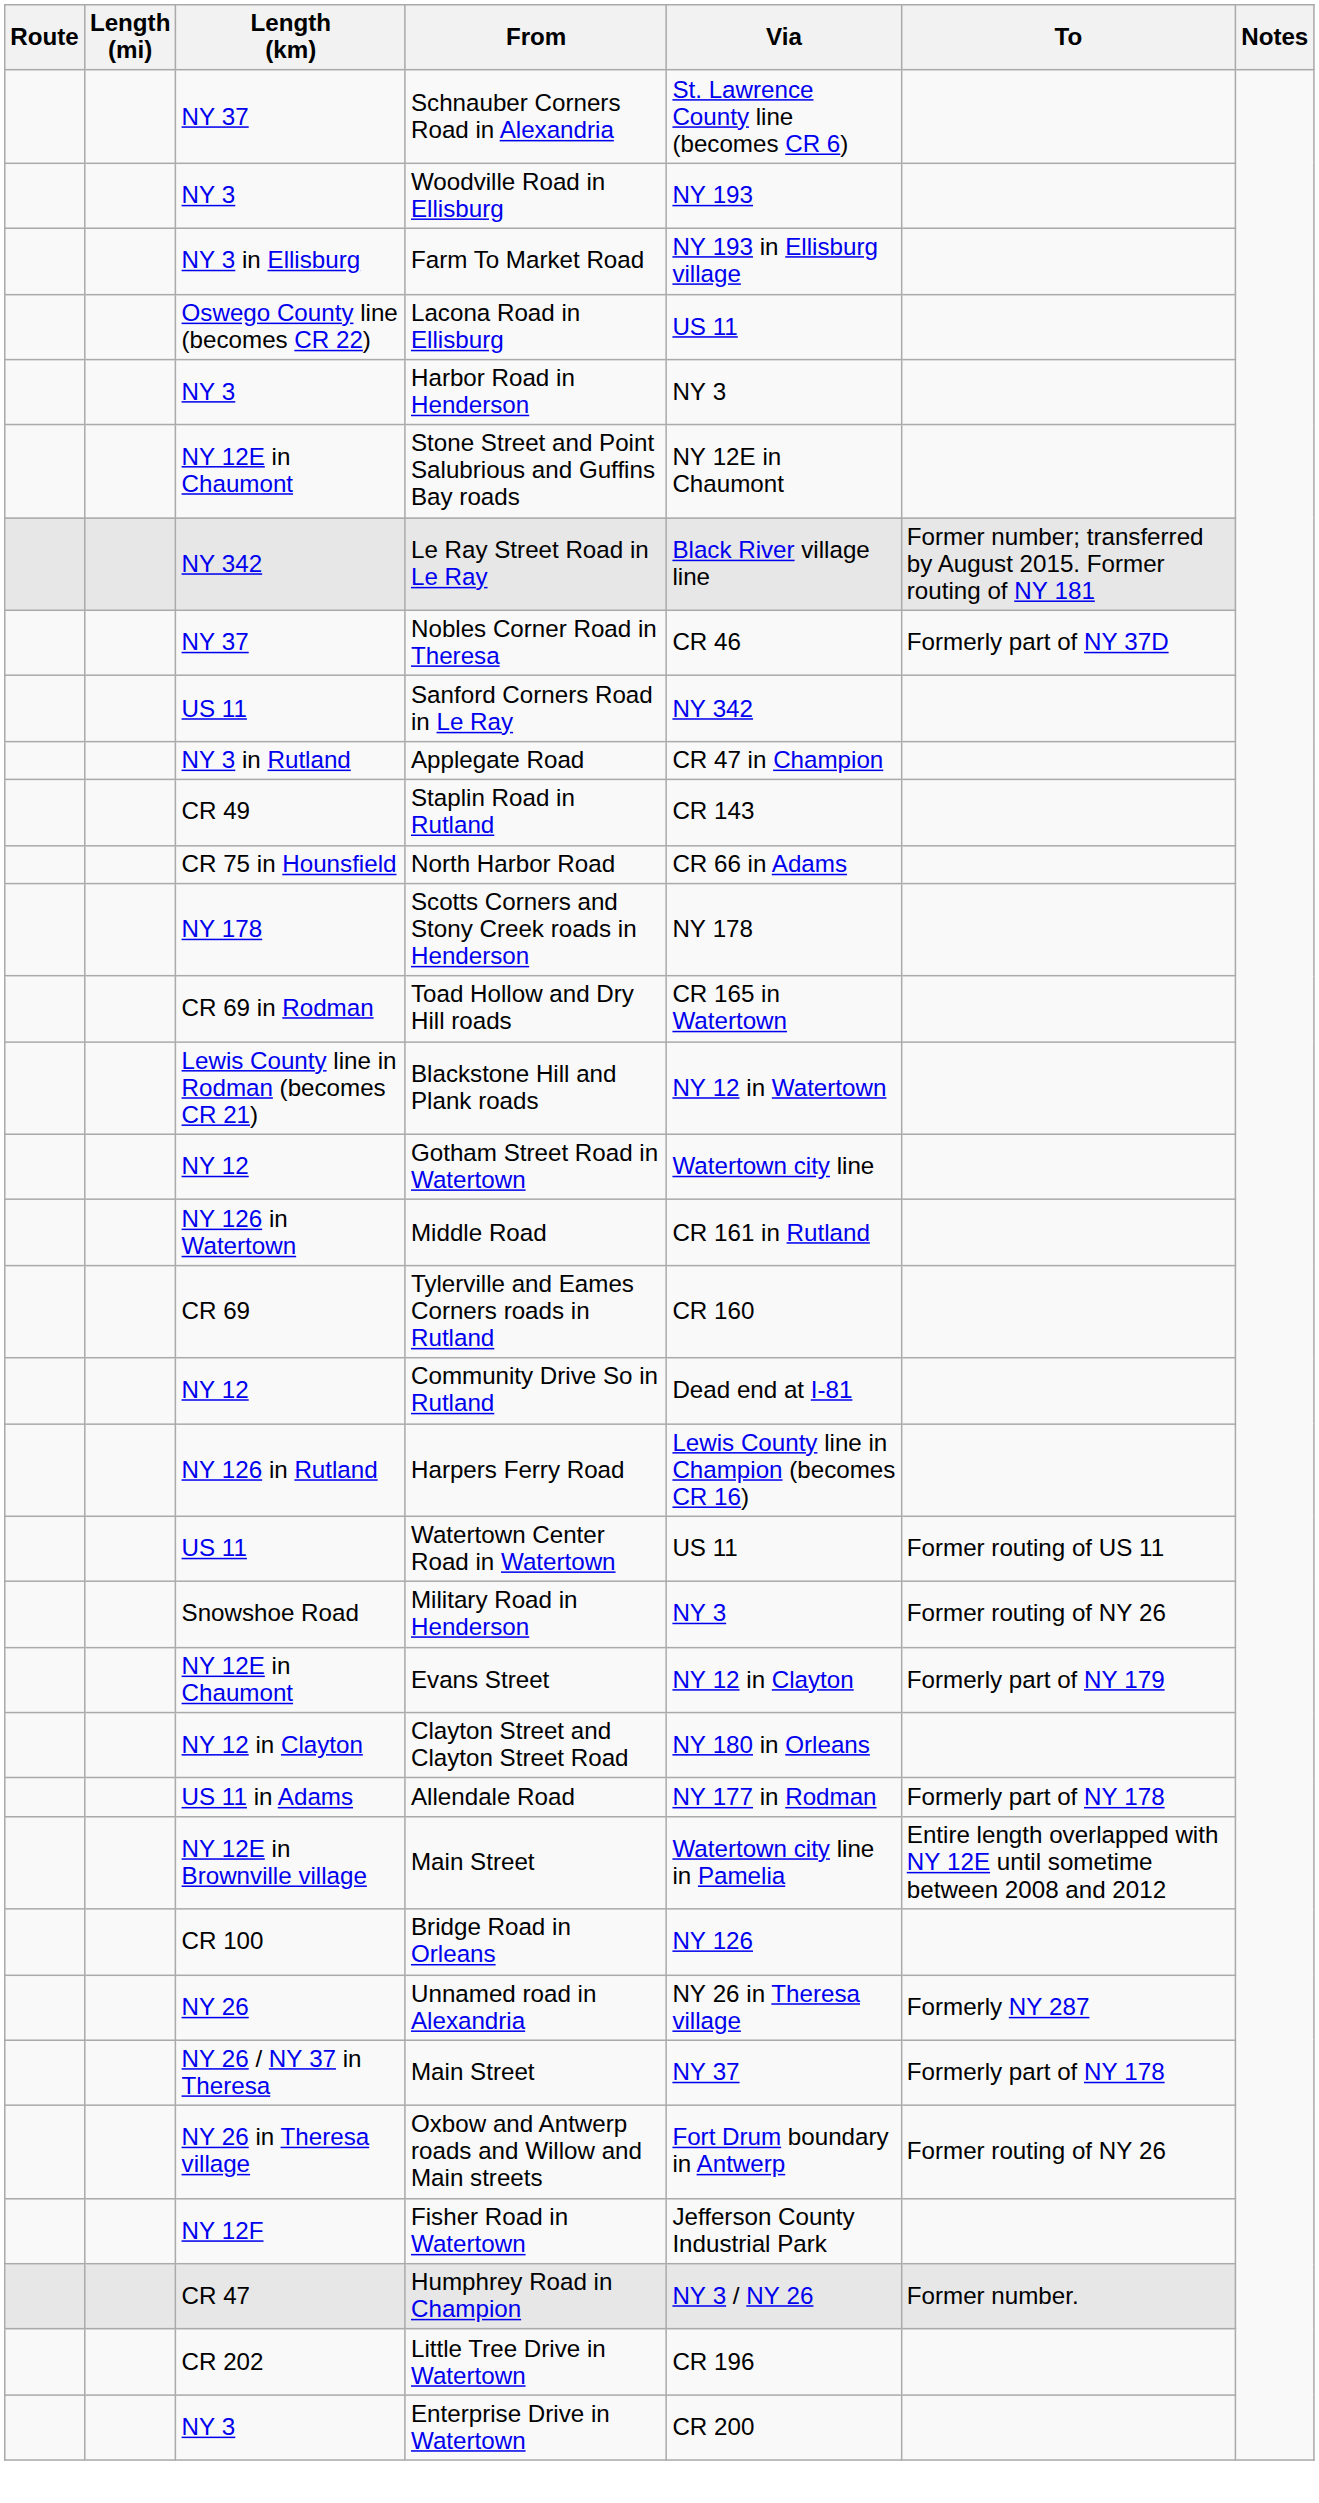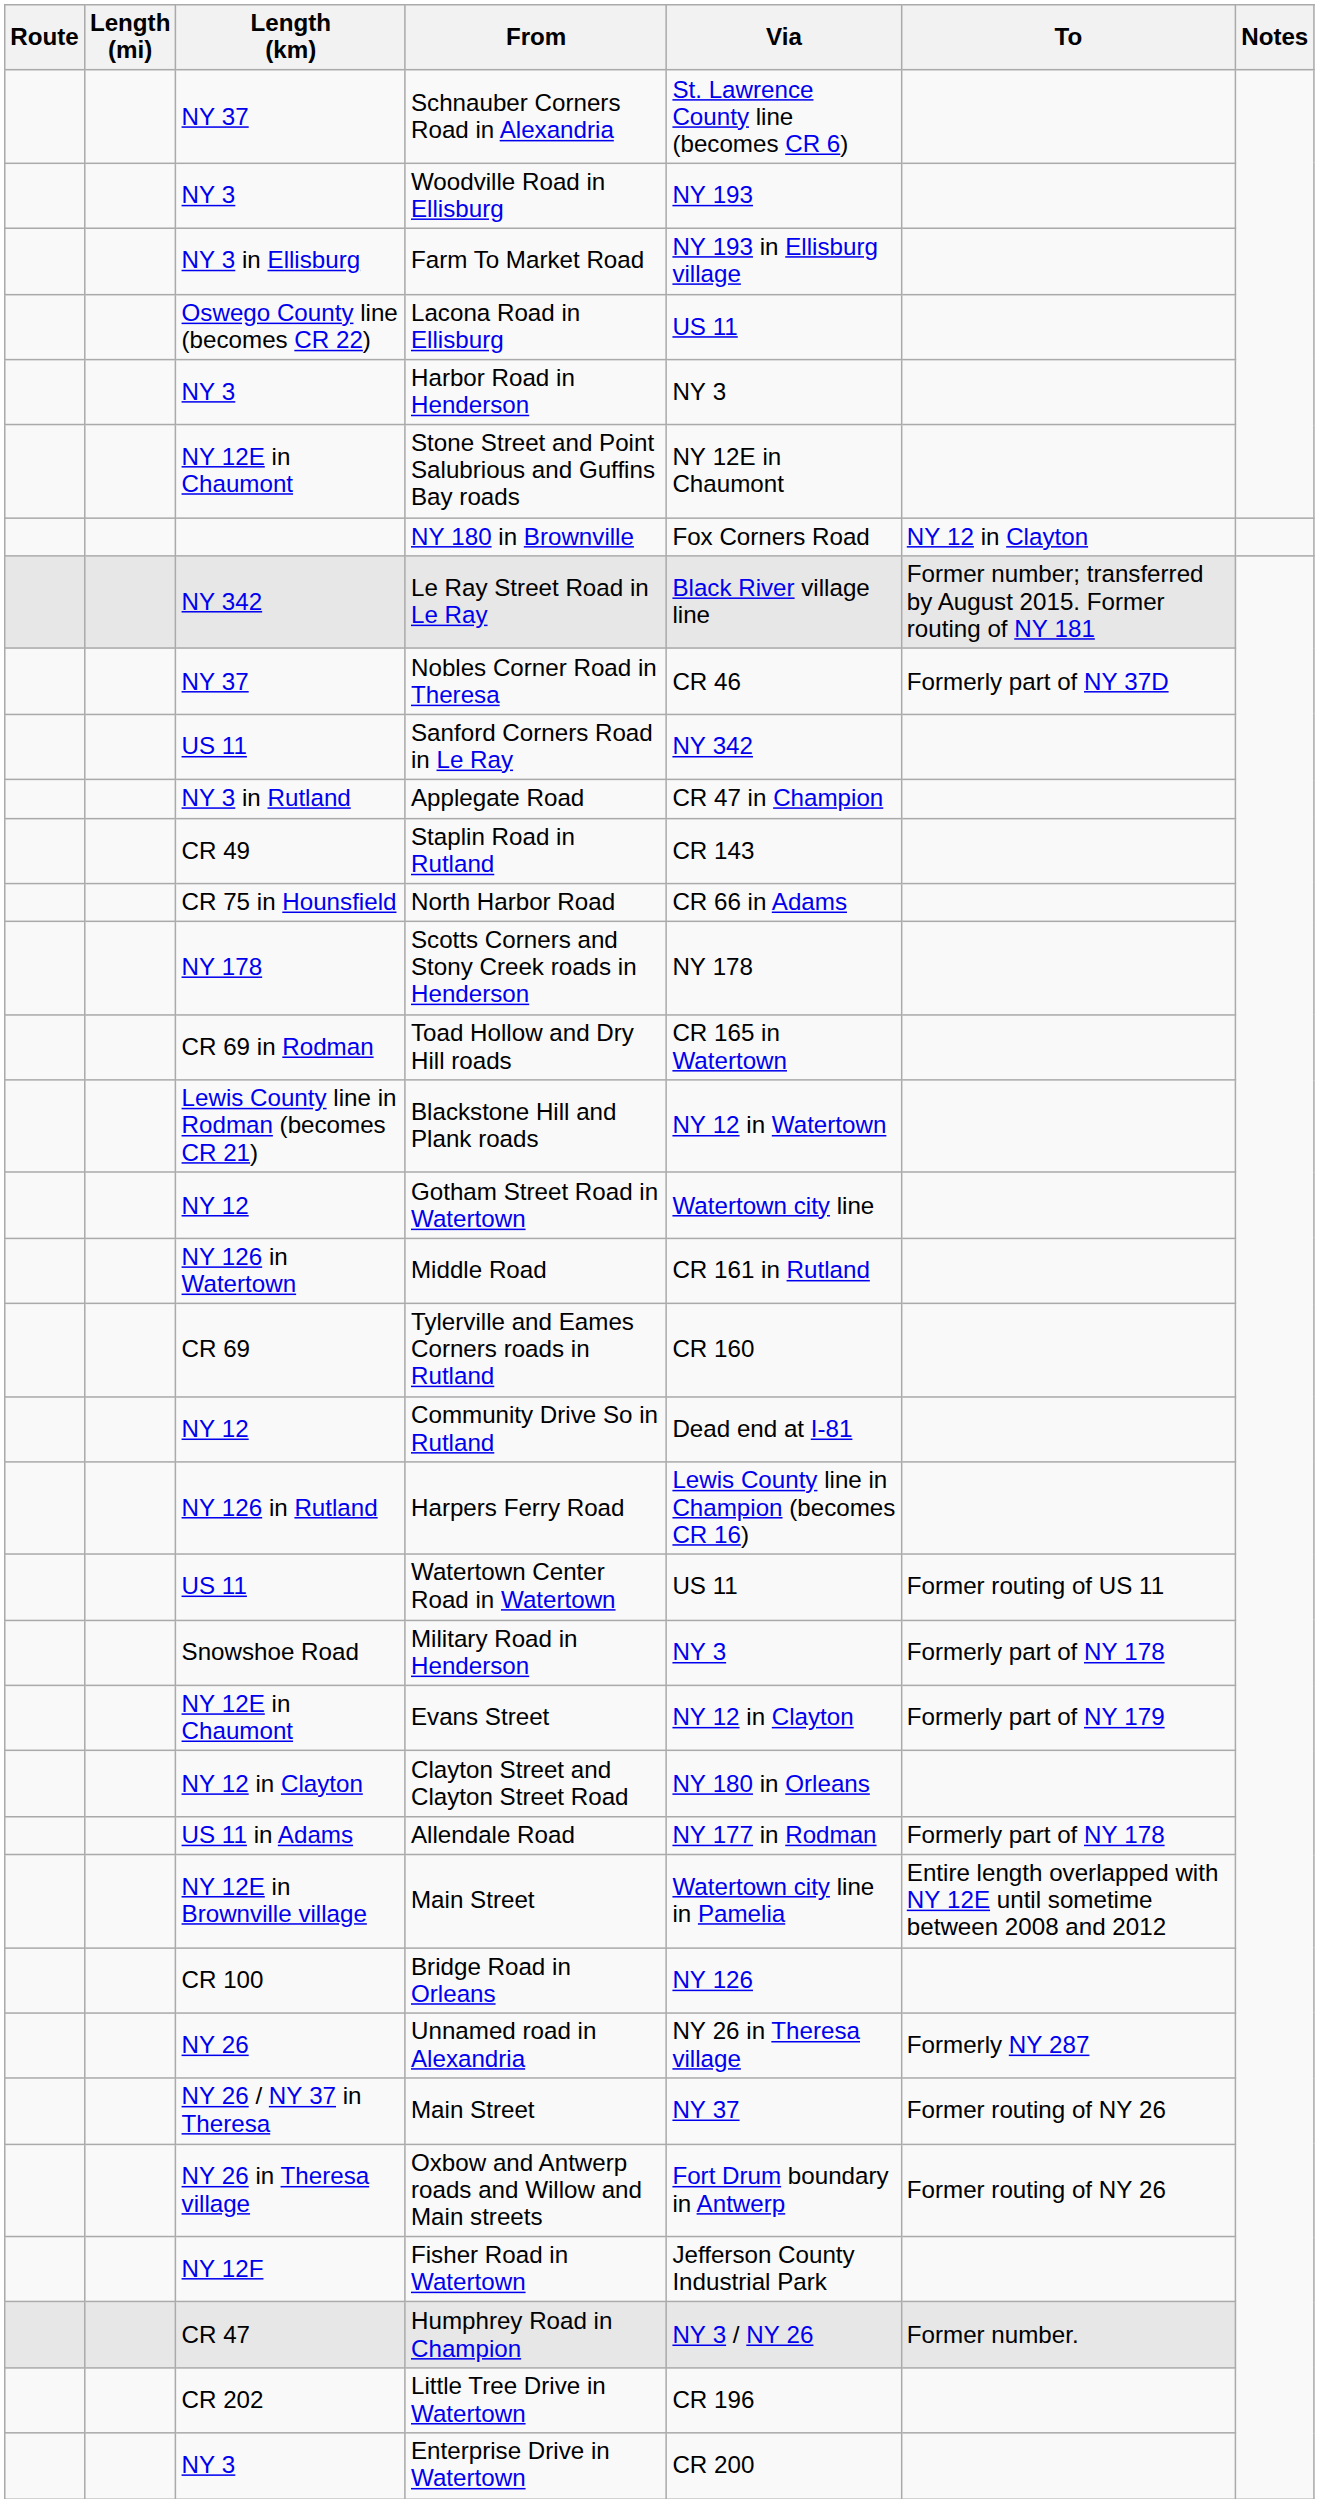+ row: (291, 537)
(1036, 1614) Former routing of NY 26 -> (1036, 1652) Formerly part of NY 178
(1036, 2072) Formerly part of NY 178 -> (1036, 2110) Former routing of NY 26
